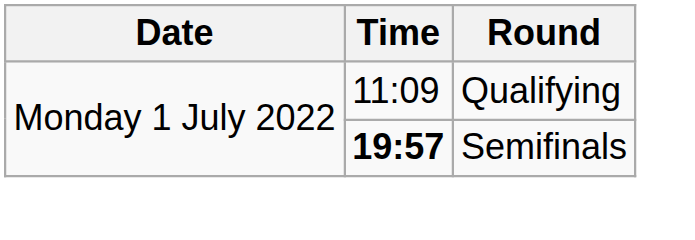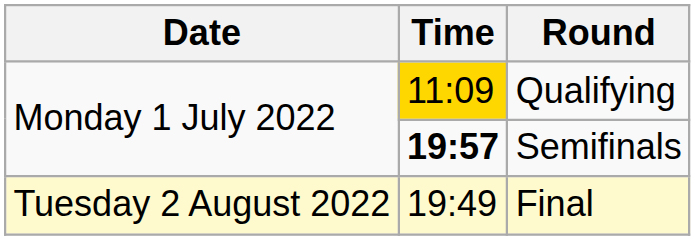(396, 90) no background -> (451, 90) gold background
+ row: (555, 204)
